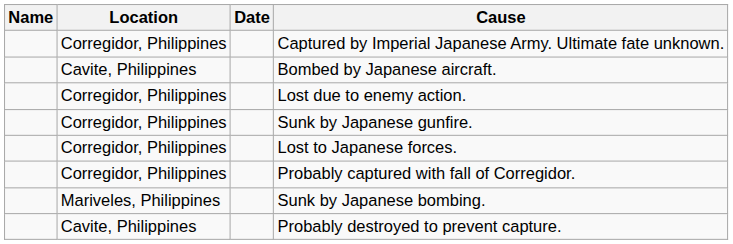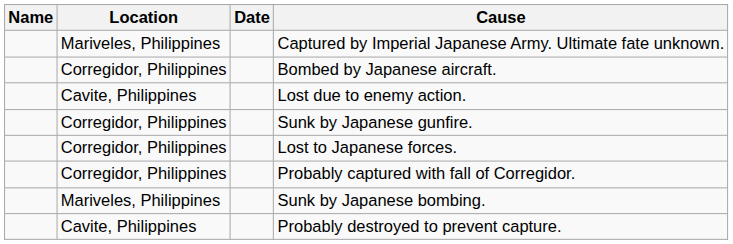(144, 43) Corregidor, Philippines -> (140, 43) Mariveles, Philippines
(129, 69) Cavite, Philippines -> (144, 69) Corregidor, Philippines
(144, 95) Corregidor, Philippines -> (129, 95) Cavite, Philippines
